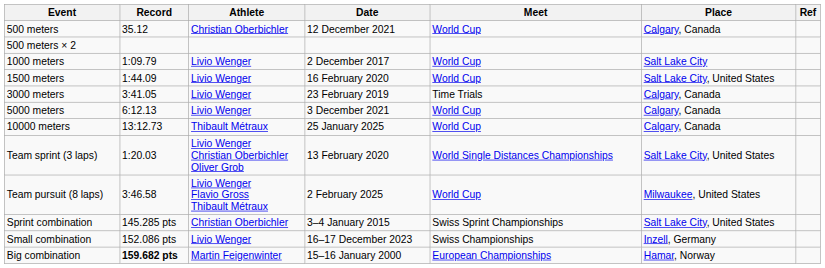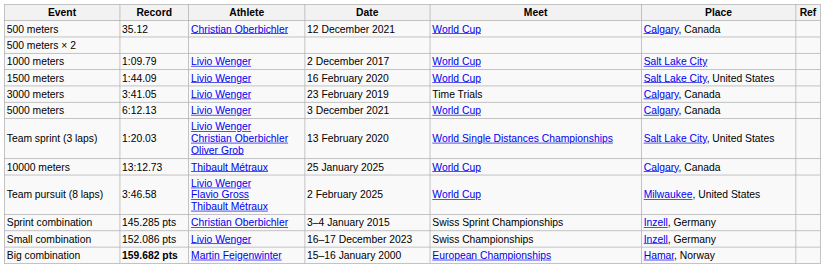rows swapped: (38, 127) <-> (52, 155)
(709, 223) Salt Lake City, United States -> (680, 223) Inzell, Germany
